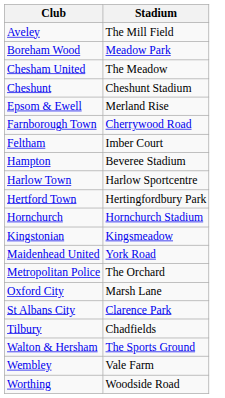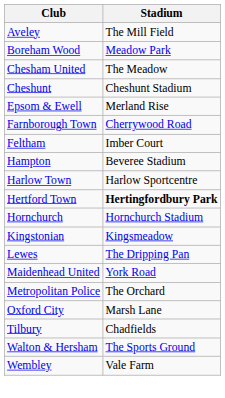(156, 198) normal -> (162, 198) bold
+ row: (22, 254)
- row: (41, 310)
- row: (29, 384)
